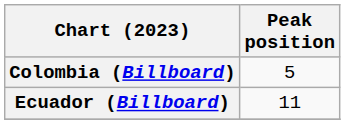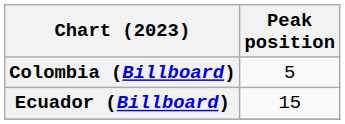(290, 103) 11 -> (290, 103) 15
